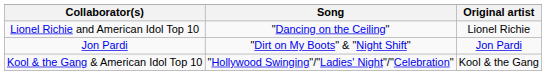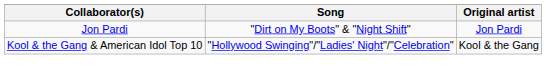- row: (105, 29)
